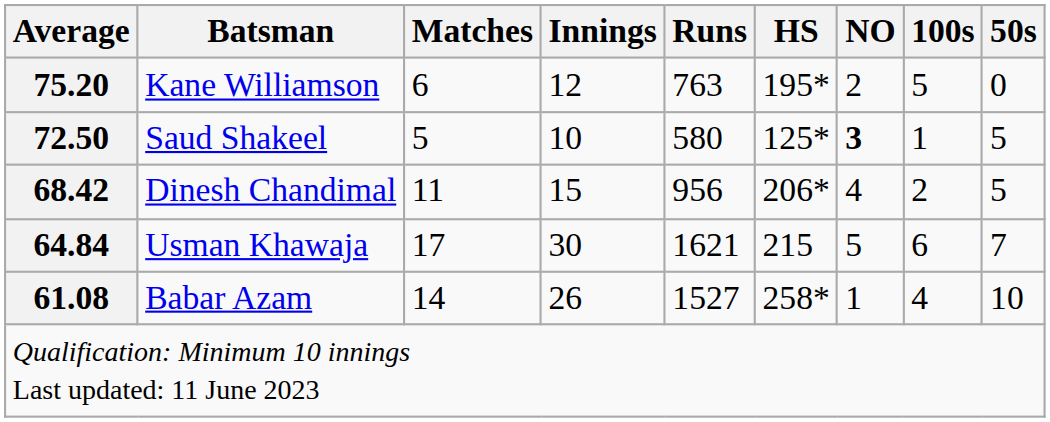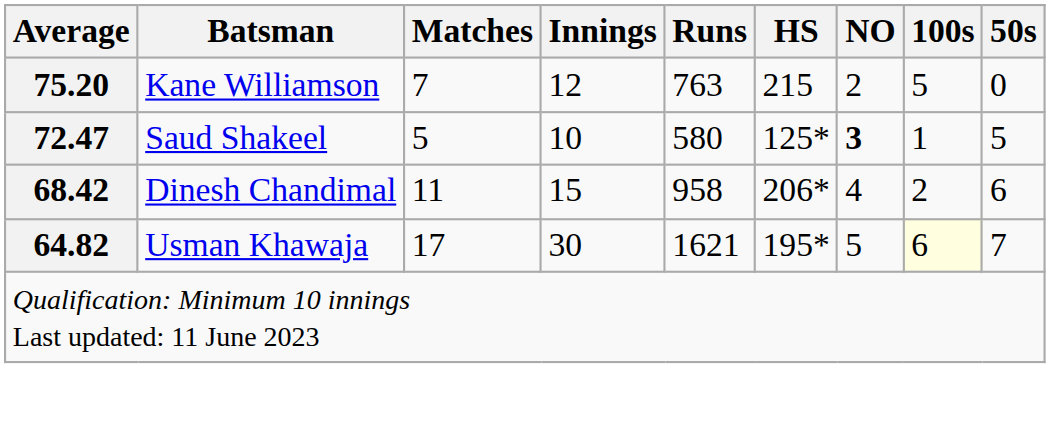(420, 84) 6 -> (420, 84) 7
(796, 84) 195* -> (788, 84) 215
(71, 137) 72.50 -> (71, 137) 72.47
(698, 191) 956 -> (698, 191) 958
(999, 191) 5 -> (999, 191) 6
(71, 244) 64.84 -> (71, 244) 64.82
(788, 244) 215 -> (796, 244) 195*
(920, 244) no background -> (920, 244) lightyellow background
- row: (229, 297)
